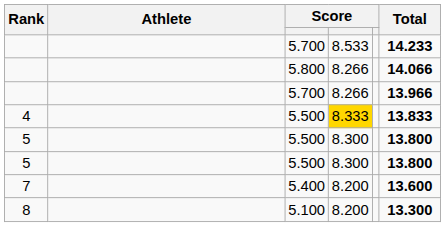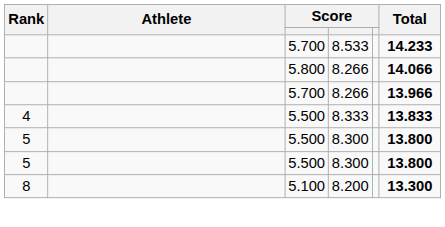(350, 116) gold background -> (350, 116) no background
- row: (26, 186)
